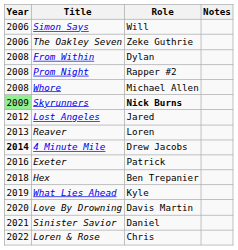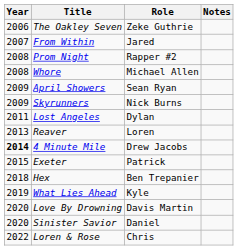- row: (61, 27)
(18, 57) 2008 -> (18, 42) 2007
(140, 57) Dylan -> (140, 42) Jared
+ row: (69, 87)
(18, 102) lightgreen background -> (18, 102) no background
(154, 102) bold -> (154, 102) normal
(18, 117) 2012 -> (18, 117) 2011
(140, 117) Jared -> (140, 117) Dylan
(18, 162) 2016 -> (18, 162) 2015
(18, 222) 2021 -> (18, 222) 2020
